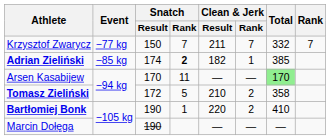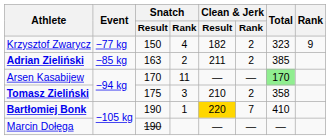(184, 45) 7 -> (184, 45) 4
(217, 45) 211 -> (217, 45) 182
(251, 45) 7 -> (251, 45) 2
(281, 45) 332 -> (281, 45) 323
(310, 45) 7 -> (310, 45) 9
(153, 61) 174 -> (153, 61) 163
(184, 61) bold -> (184, 61) normal
(217, 61) 182 -> (217, 61) 211
(251, 61) 1 -> (251, 61) 2
(153, 94) 172 -> (153, 94) 175
(184, 94) 5 -> (184, 94) 3
(217, 110) no background -> (217, 110) gold background
(251, 110) 2 -> (251, 110) 7
